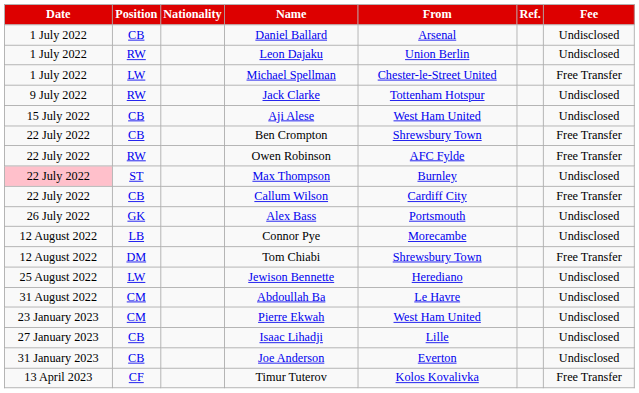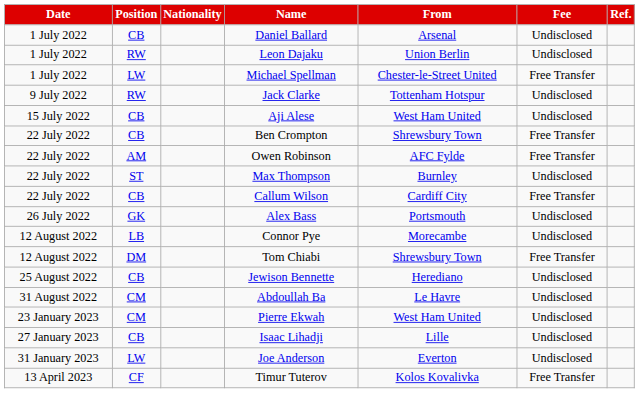columns swapped: (589, 14) <-> (530, 14)
(136, 156) RW -> (136, 156) AM
(58, 176) pink background -> (58, 176) no background
(136, 277) LW -> (136, 277) CB
(136, 358) CB -> (136, 358) LW
